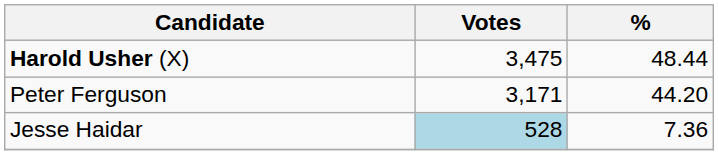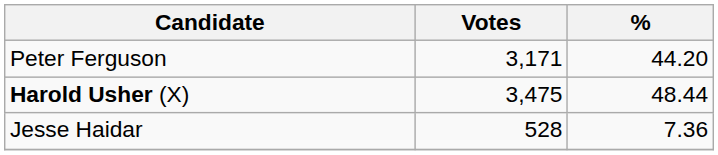rows swapped: (100, 58) <-> (88, 94)
(543, 130) lightblue background -> (543, 130) no background
